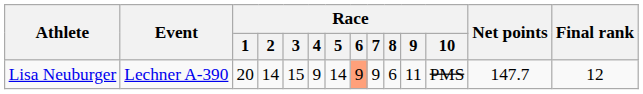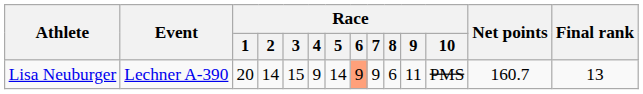(510, 74) 147.7 -> (510, 74) 160.7
(595, 74) 12 -> (595, 74) 13
